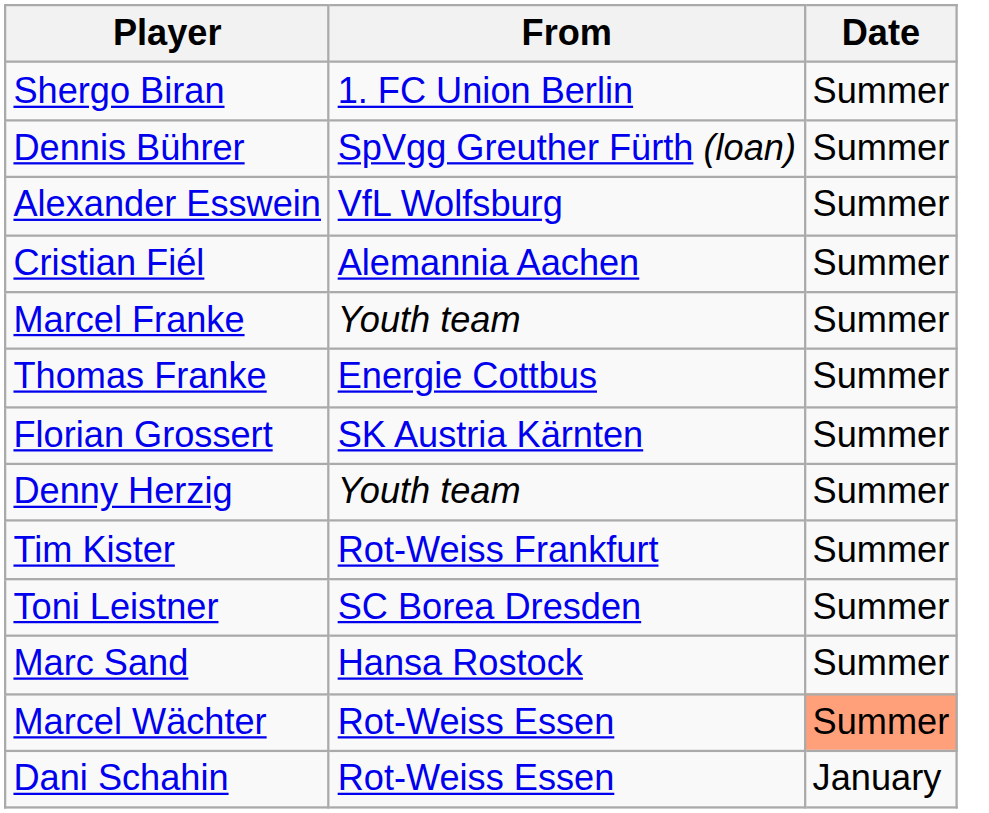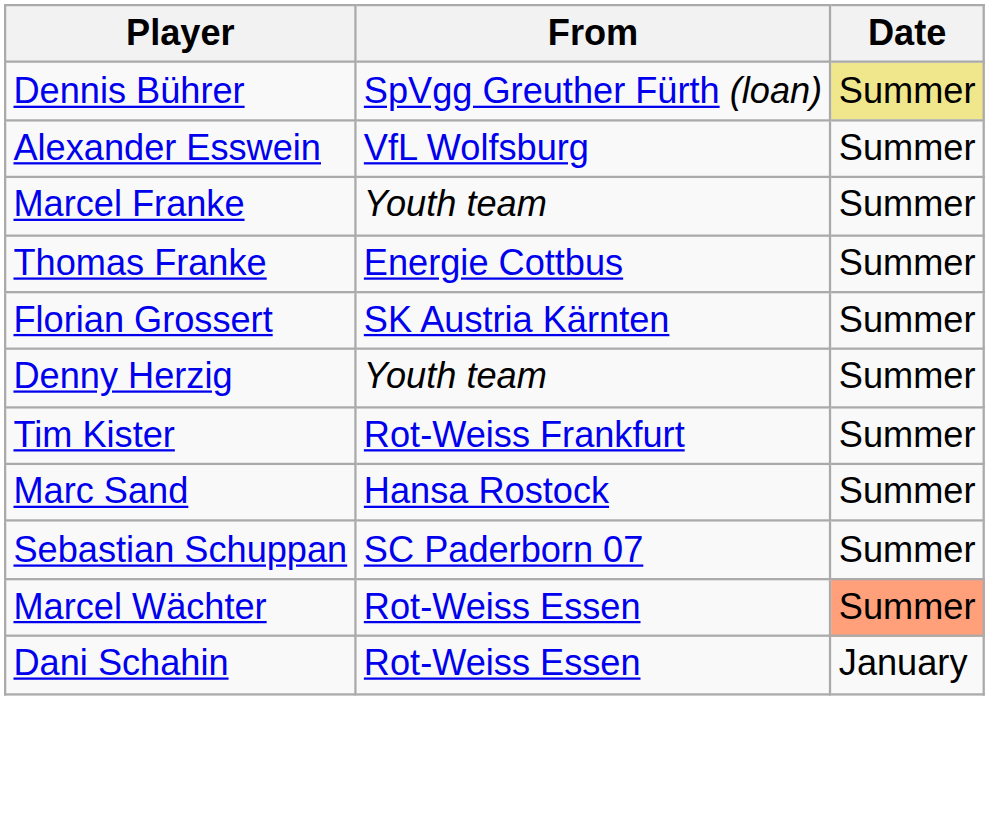- row: (119, 90)
(881, 147) no background -> (907, 90) khaki background
- row: (109, 262)
- row: (116, 606)
+ row: (180, 549)
